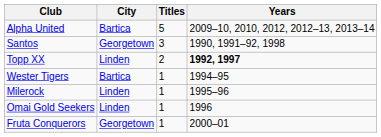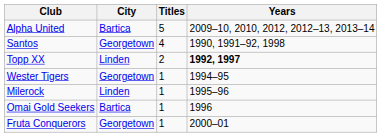(162, 44) 3 -> (162, 44) 4
(115, 76) Bartica -> (127, 76) Georgetown
(114, 108) Linden -> (115, 108) Bartica
